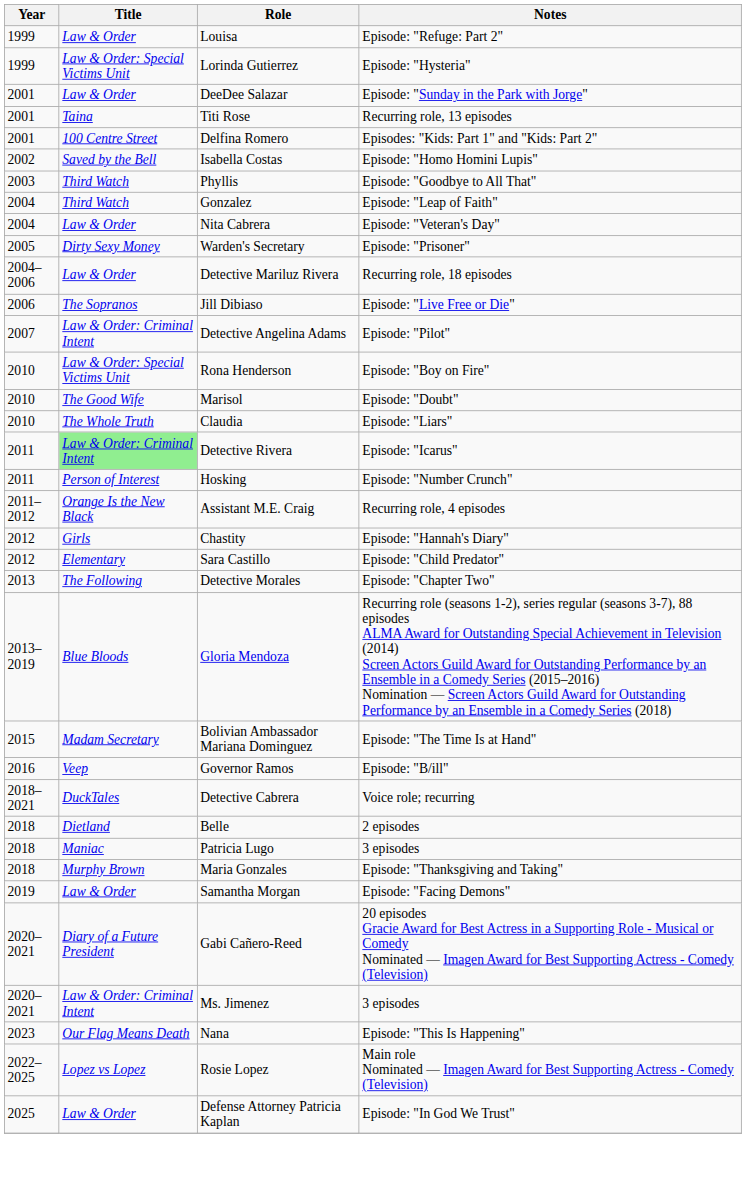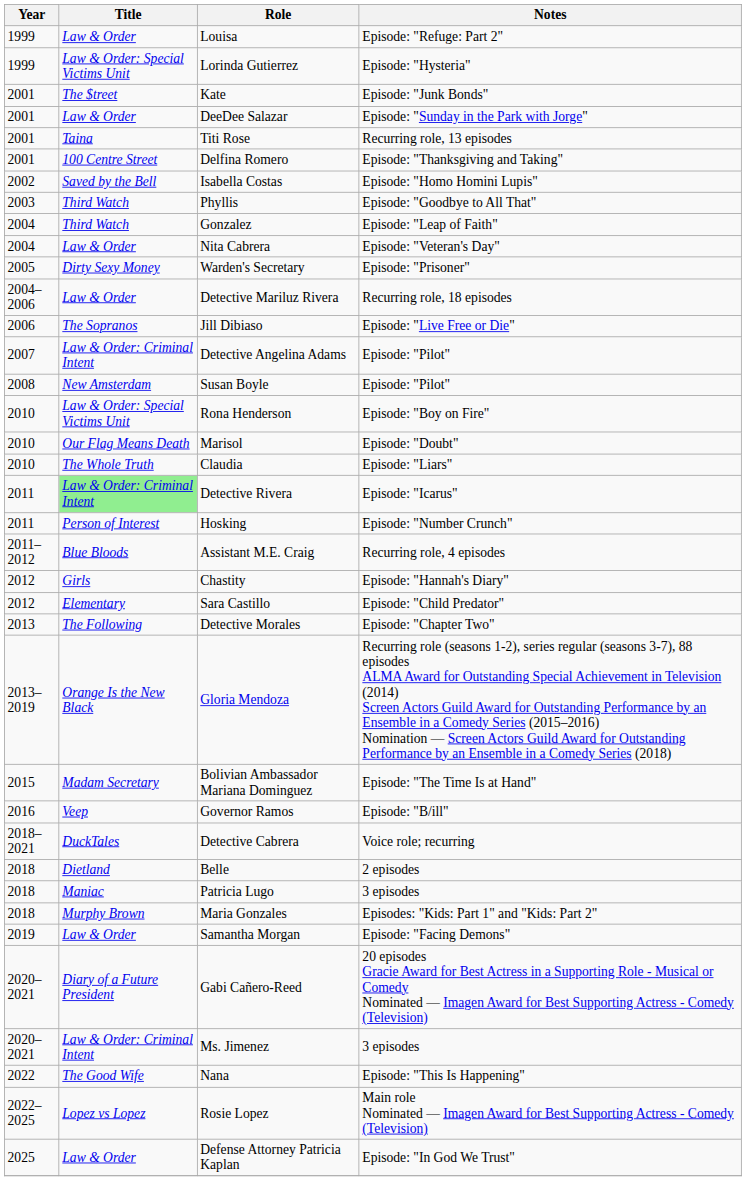+ row: (213, 95)
(480, 138) Episodes: "Kids: Part 1" and "Kids: Part 2" -> (463, 159) Episode: "Thanksgiving and Taking"
+ row: (234, 384)
(103, 400) The Good Wife -> (126, 443) Our Flag Means Death
(113, 509) Orange Is the New Black -> (95, 552) Blue Bloods
(95, 656) Blue Bloods -> (113, 699) Orange Is the New Black
(463, 870) Episode: "Thanksgiving and Taking" -> (480, 913) Episodes: "Kids: Part 1" and "Kids: Part 2"
(21, 1033) 2023 -> (21, 1076) 2022
(126, 1033) Our Flag Means Death -> (103, 1076) The Good Wife
